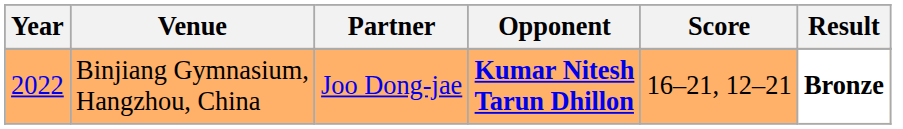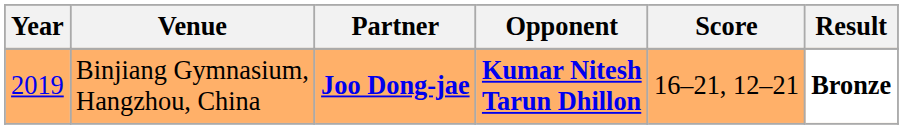(37, 85) 2022 -> (37, 85) 2019
(392, 85) normal -> (395, 85) bold
